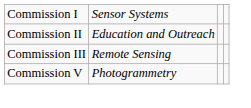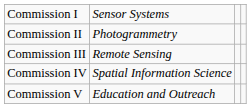(153, 34) Education and Outreach -> (135, 34) Photogrammetry
+ row: (47, 73)
(134, 73) Photogrammetry -> (154, 93) Education and Outreach
